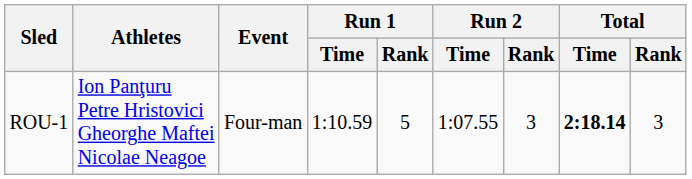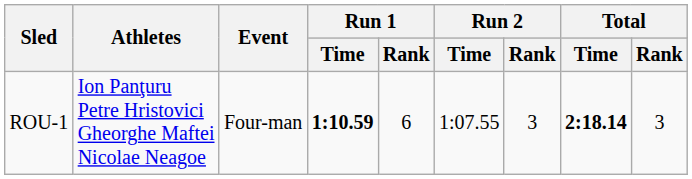(342, 122) normal -> (343, 122) bold
(405, 122) 5 -> (406, 122) 6
